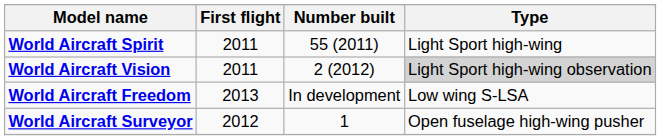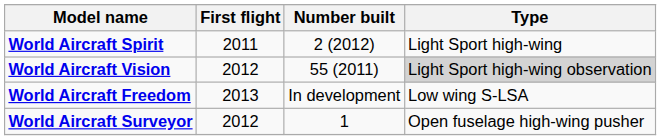(344, 44) 55 (2011) -> (344, 44) 2 (2012)
(240, 70) 2011 -> (240, 70) 2012
(344, 70) 2 (2012) -> (344, 70) 55 (2011)
